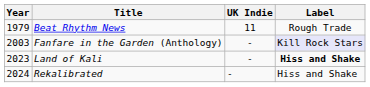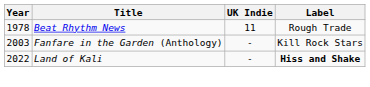(18, 28) 1979 -> (18, 28) 1978
(320, 43) lavender background -> (320, 43) no background
(18, 58) 2023 -> (18, 58) 2022
- row: (68, 74)
